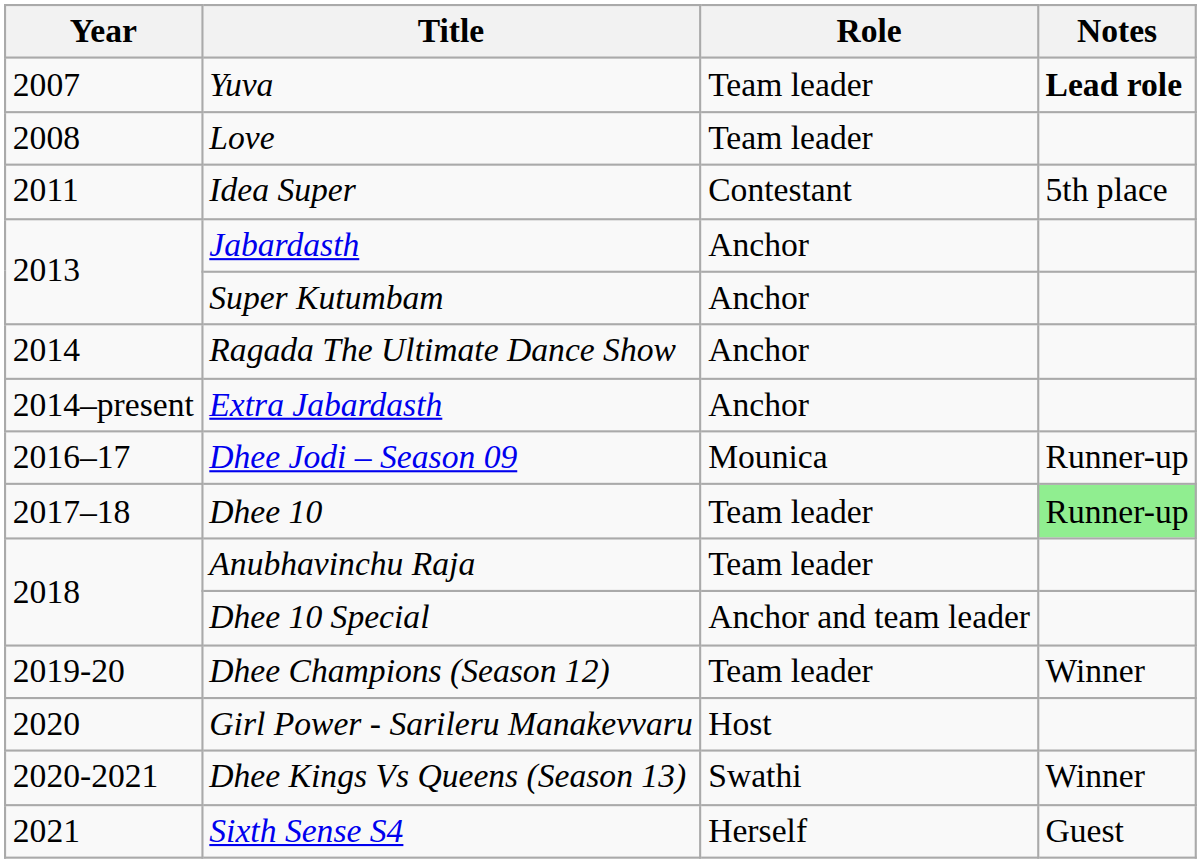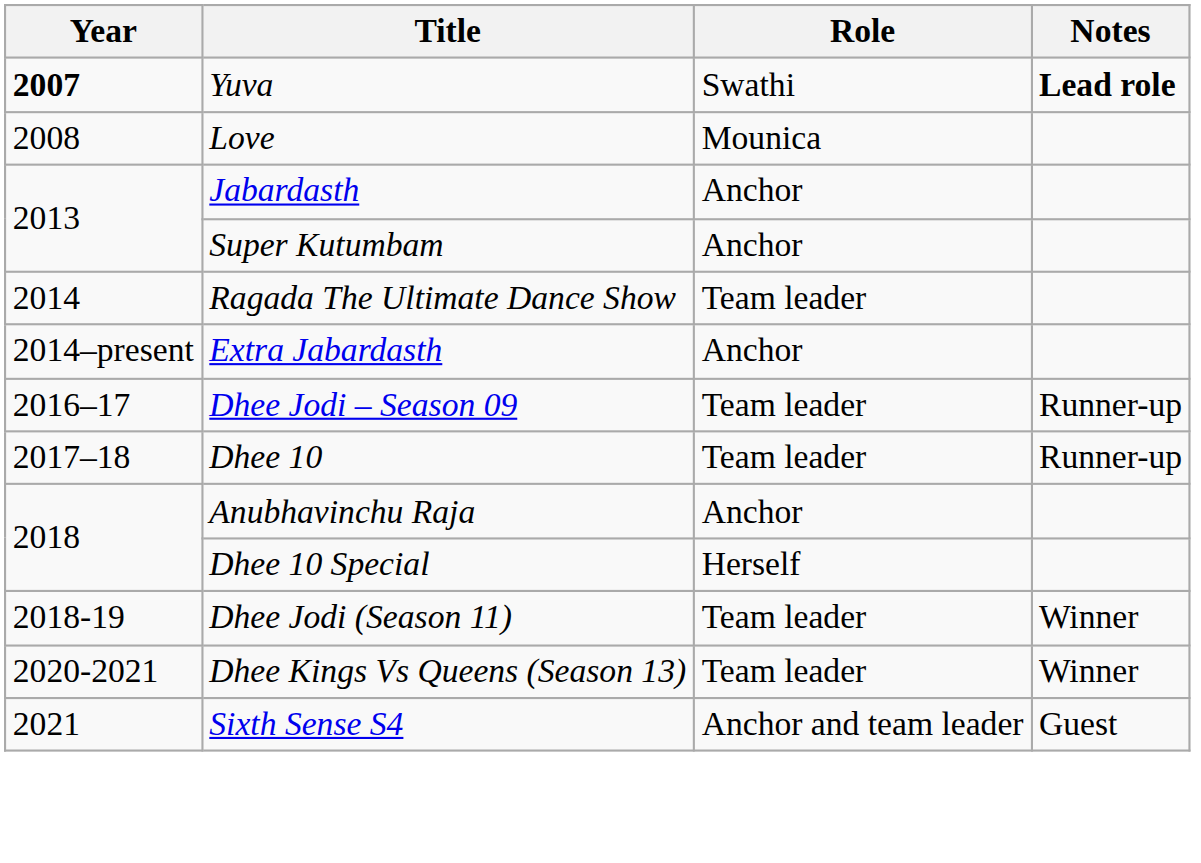(46, 84) normal -> (46, 84) bold
(790, 84) Team leader -> (748, 84) Swathi
(790, 137) Team leader -> (761, 137) Mounica
- row: (283, 191)
(759, 350) Anchor -> (784, 297) Team leader
(768, 457) Mounica -> (784, 404) Team leader
(1117, 510) lightgreen background -> (1111, 457) no background
(790, 564) Team leader -> (752, 510) Anchor
(869, 617) Anchor and team leader -> (751, 564) Herself
+ row: (361, 617)
- row: (409, 670)
- row: (451, 723)
(755, 777) Swathi -> (784, 670) Team leader
(758, 830) Herself -> (863, 723) Anchor and team leader
